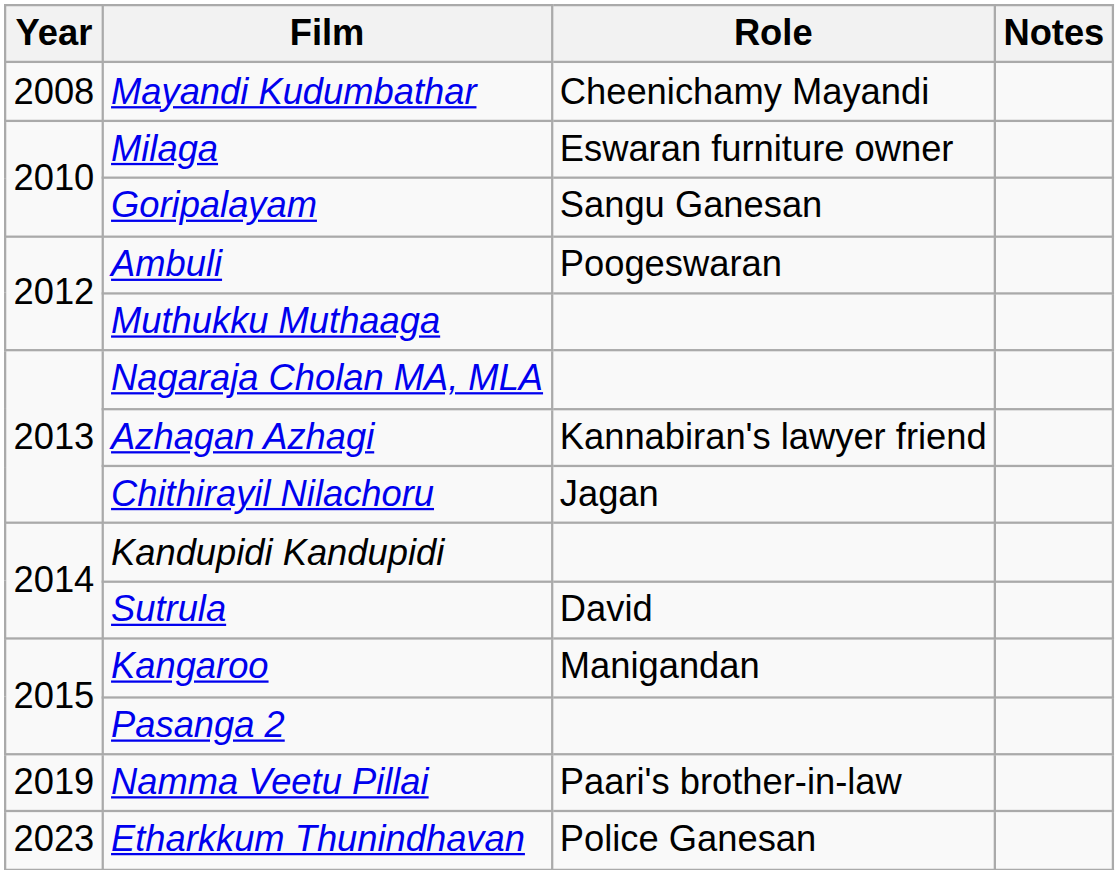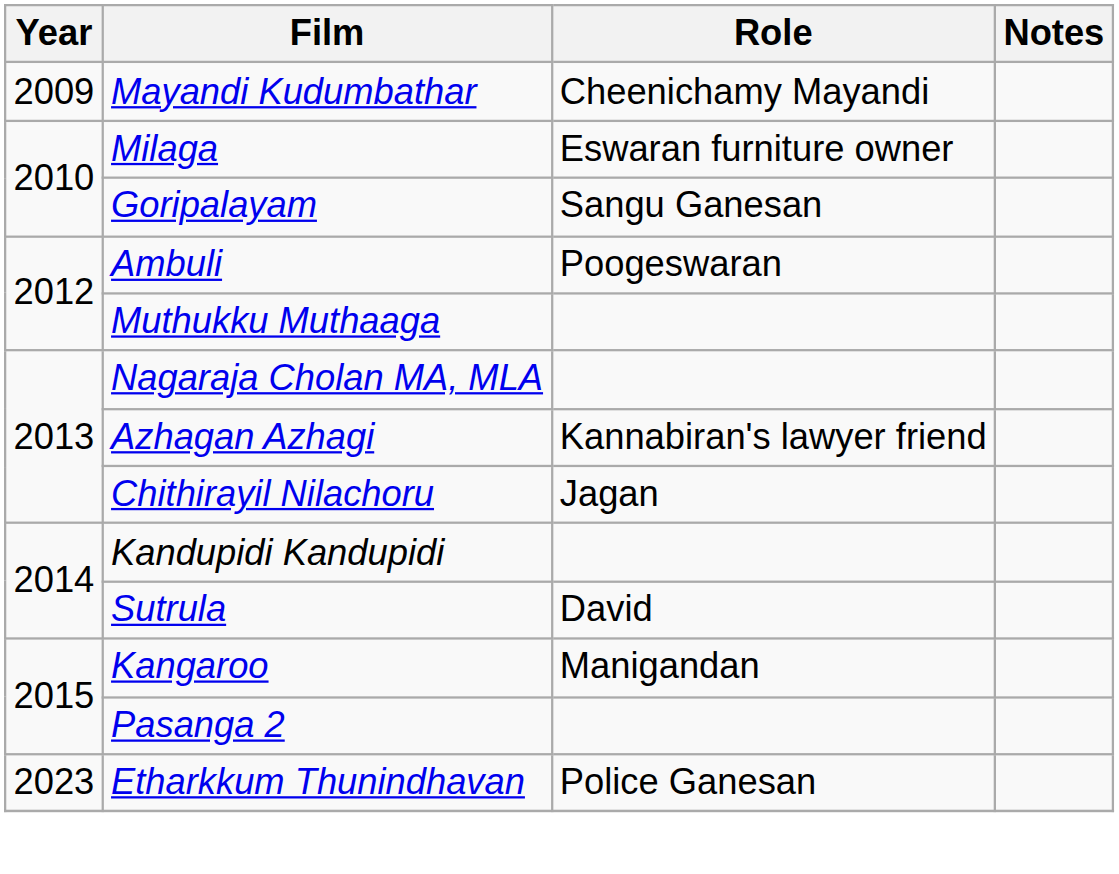(54, 90) 2008 -> (54, 90) 2009
- row: (270, 782)
